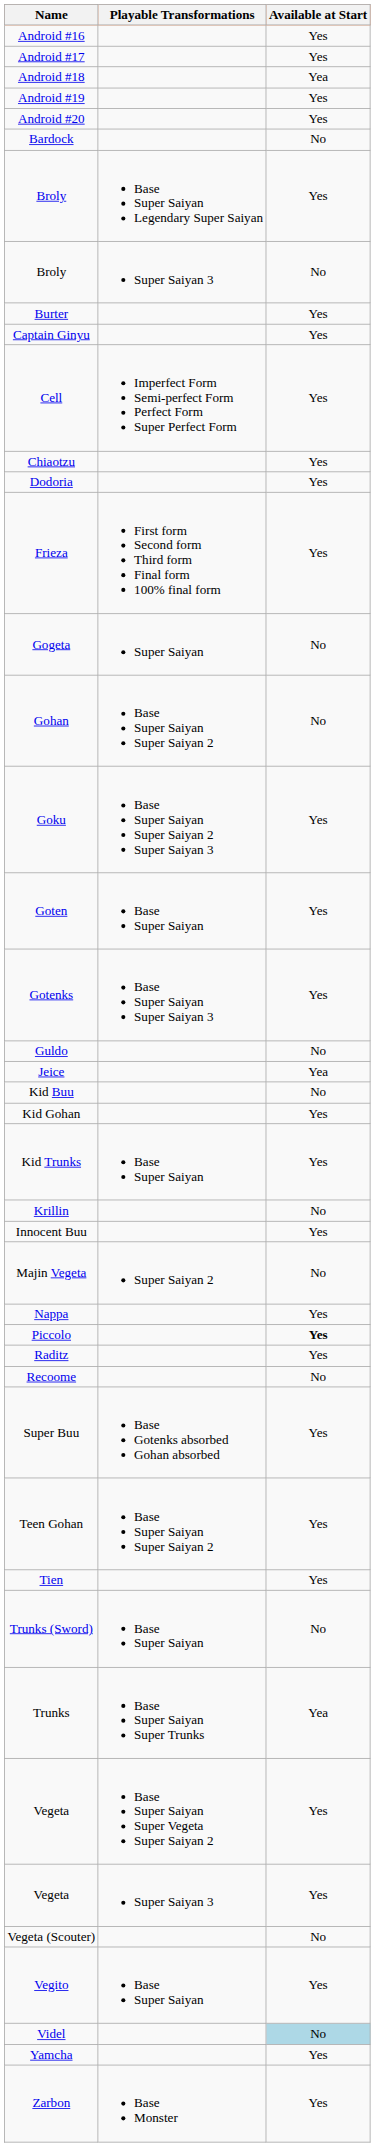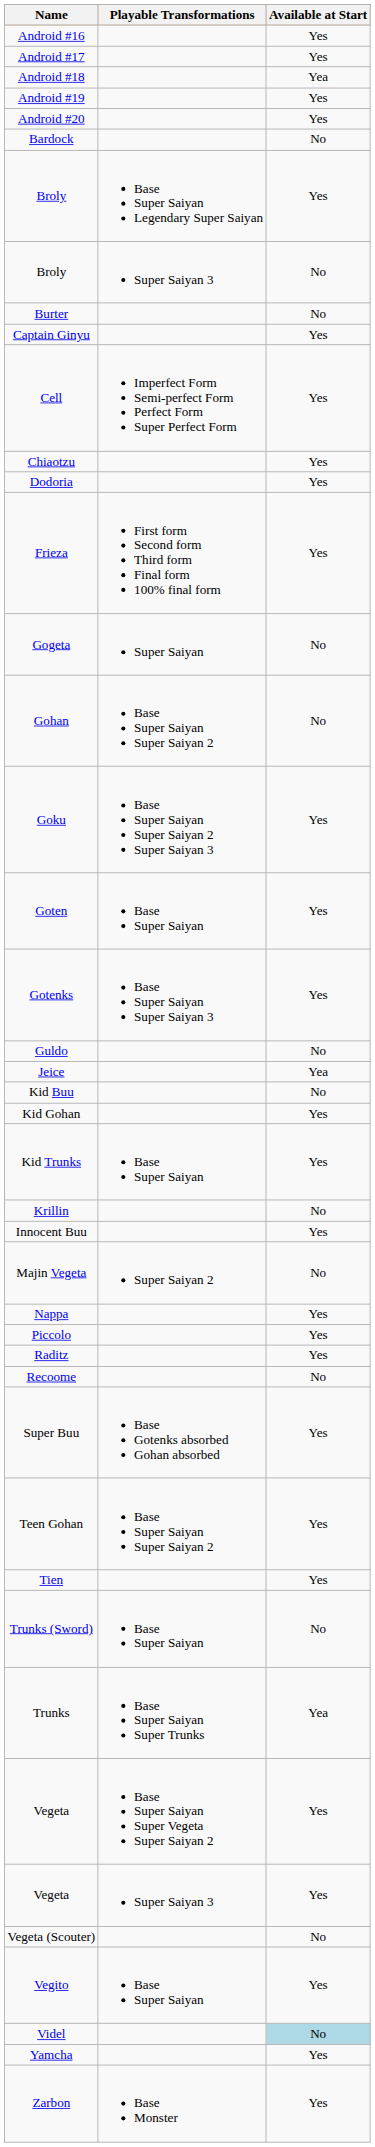(318, 313) Yes -> (318, 313) No
(318, 1335) bold -> (318, 1335) normal
